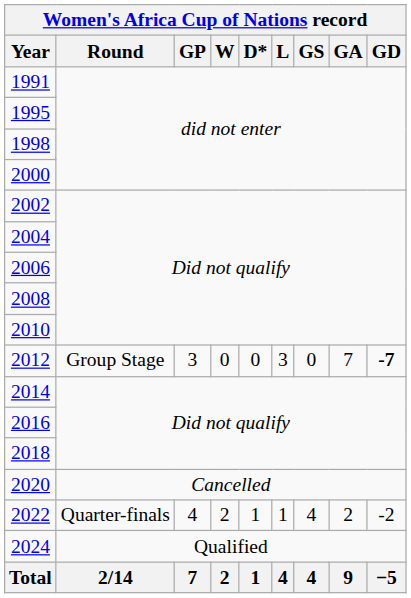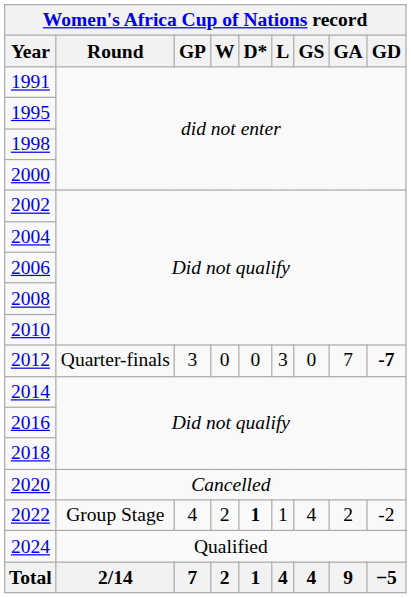(115, 360) Group Stage -> (115, 360) Quarter-finals
(115, 515) Quarter-finals -> (115, 515) Group Stage
(255, 515) normal -> (255, 515) bold
